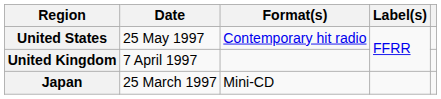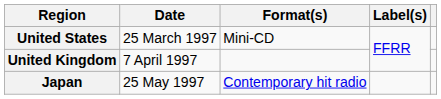(164, 37) 25 May 1997 -> (170, 37) 25 March 1997
(295, 37) Contemporary hit radio -> (249, 37) Mini-CD
(170, 82) 25 March 1997 -> (164, 82) 25 May 1997
(249, 82) Mini-CD -> (295, 82) Contemporary hit radio
